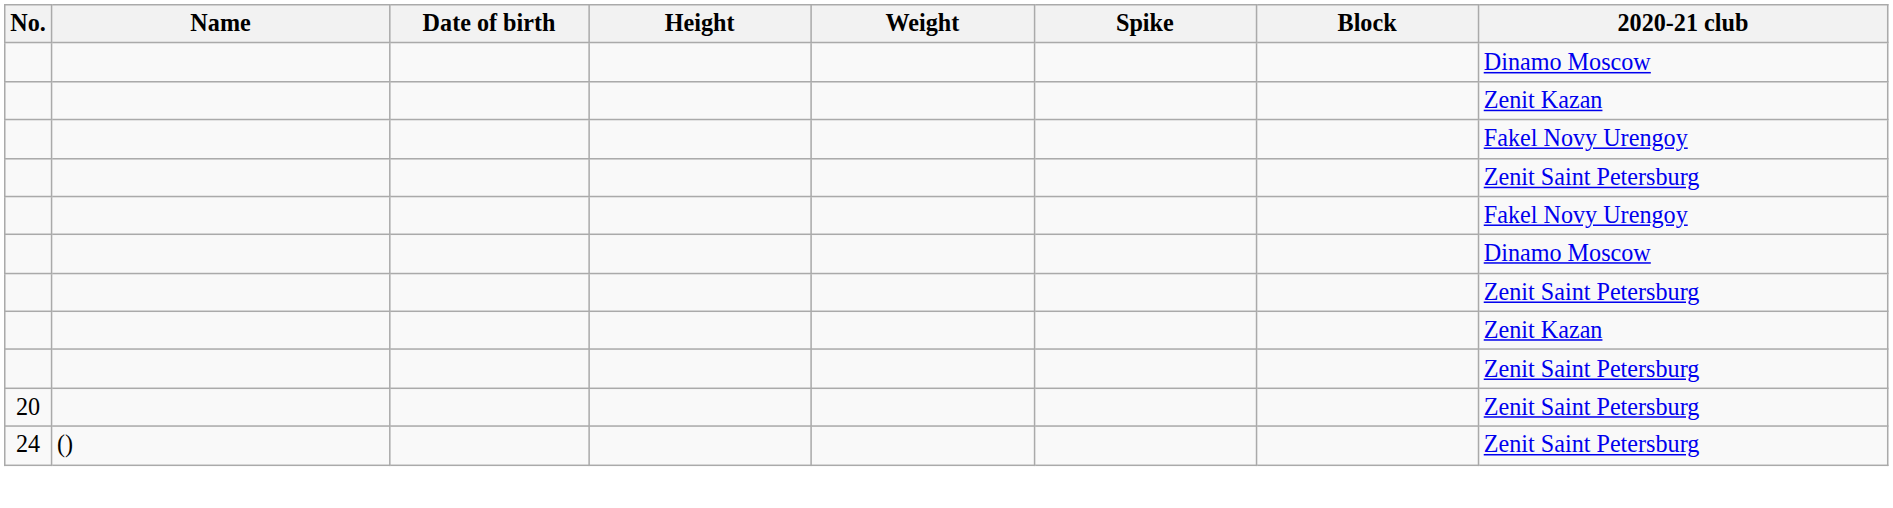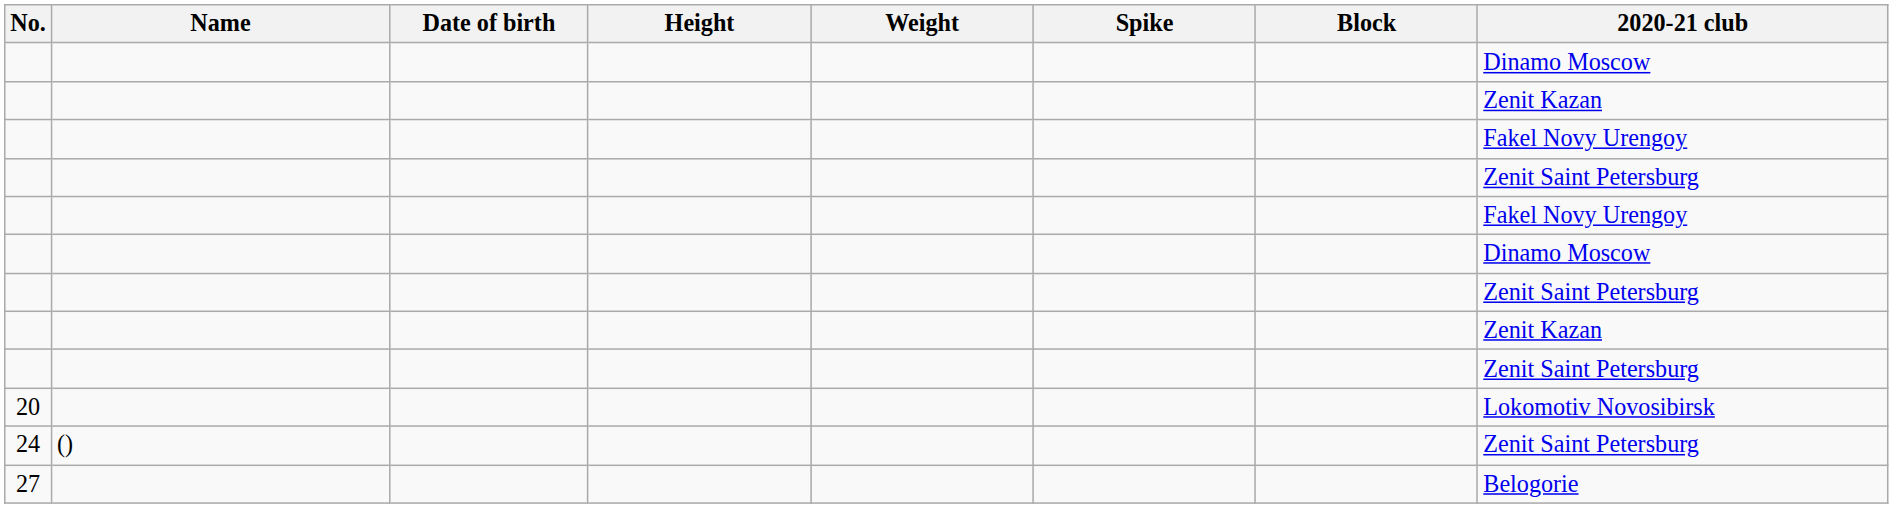(1592, 406) Zenit Saint Petersburg -> (1599, 406) Lokomotiv Novosibirsk
+ row: (28, 483)
